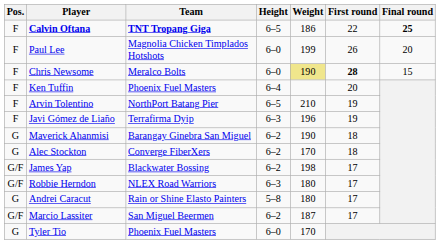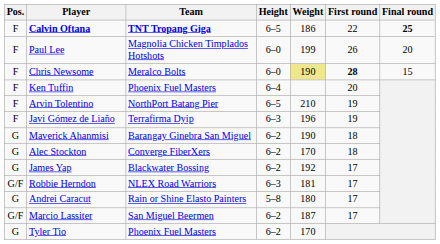(15, 167) G/F -> (15, 167) G
(308, 167) 198 -> (308, 167) 192
(308, 183) 180 -> (308, 183) 181
(273, 231) 6–0 -> (273, 231) 6–2
